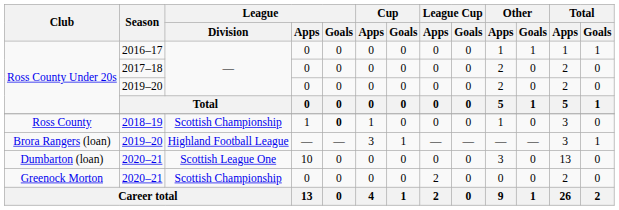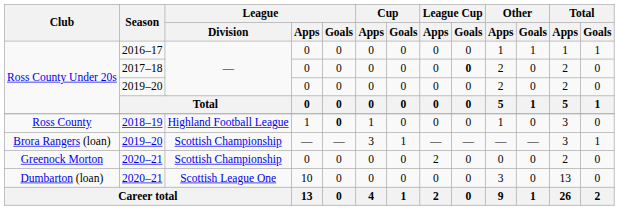(468, 68) normal -> (468, 68) bold
(228, 123) Scottish Championship -> (228, 123) Highland Football League
(228, 141) Highland Football League -> (228, 141) Scottish Championship
rows swapped: (62, 178) <-> (62, 159)
